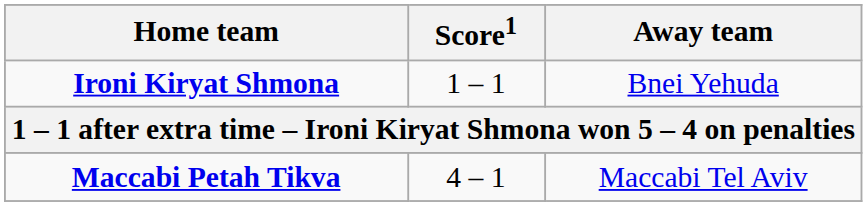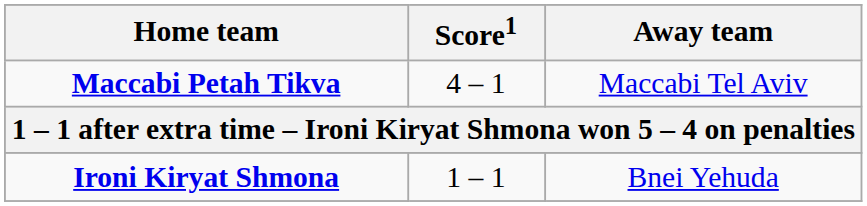rows swapped: (206, 82) <-> (206, 176)
